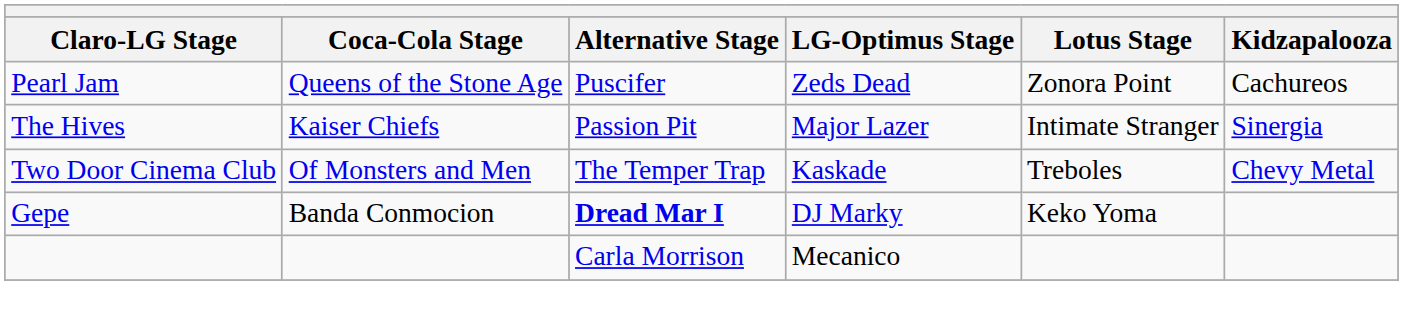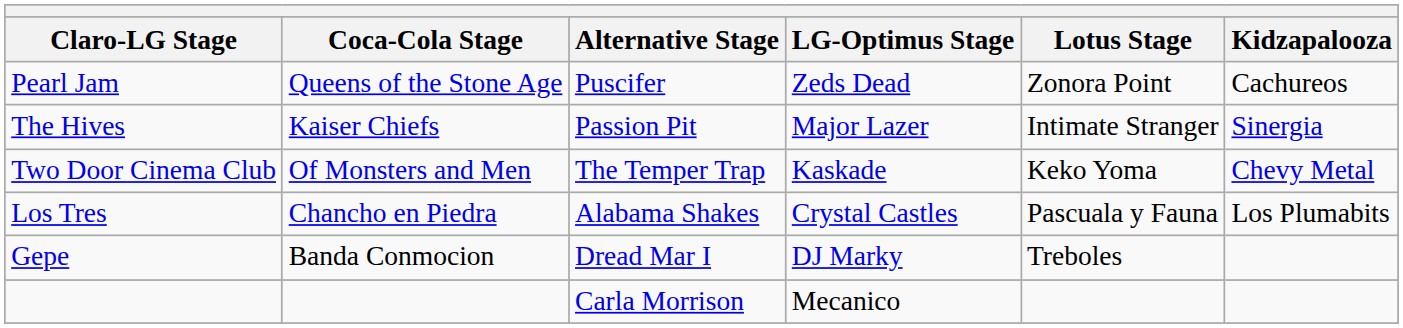(1075, 169) Treboles -> (1092, 169) Keko Yoma
+ row: (59, 213)
(649, 213) bold -> (643, 257) normal
(1092, 213) Keko Yoma -> (1075, 257) Treboles
